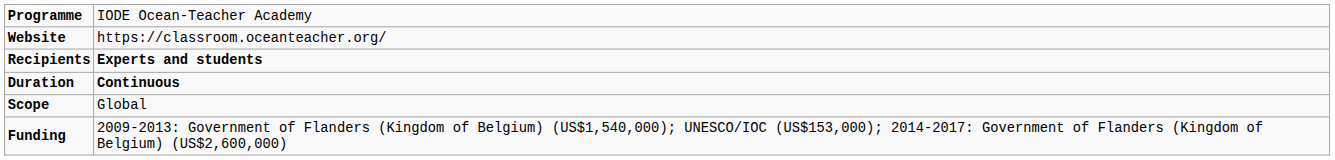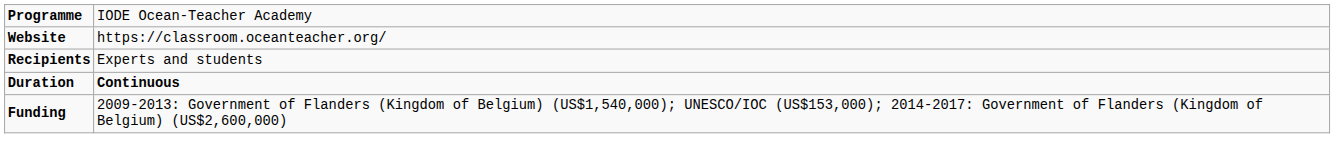(180, 61) bold -> (180, 61) normal
- row: (28, 106)
